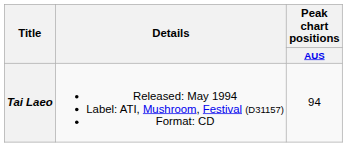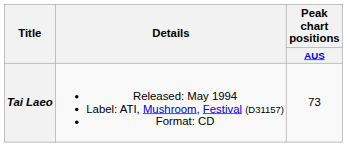(314, 102) 94 -> (314, 102) 73
